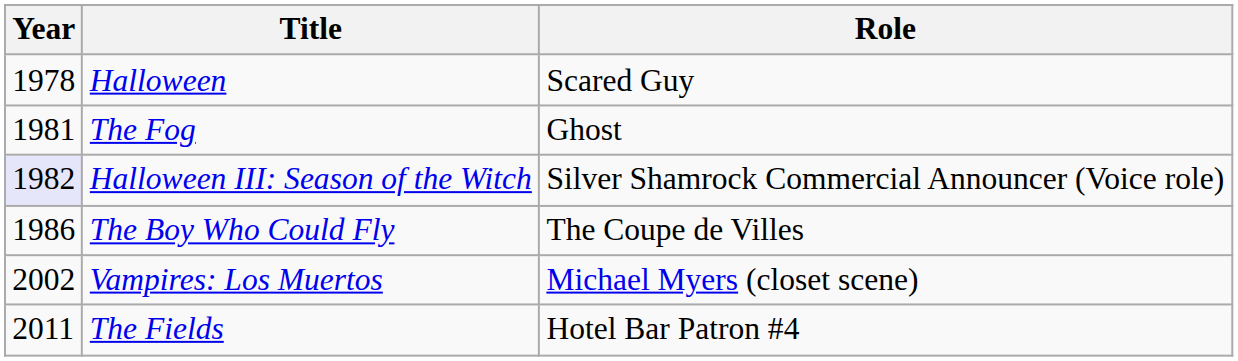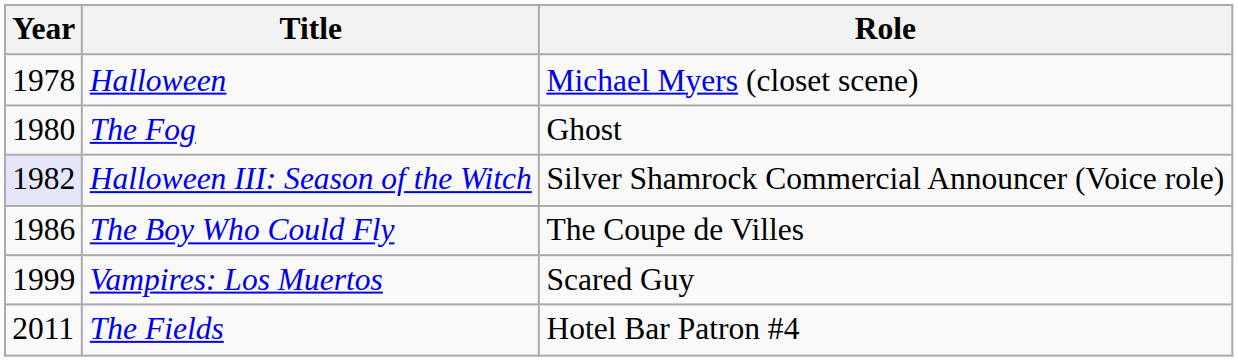(620, 79) Scared Guy -> (732, 79) Michael Myers (closet scene)
(44, 129) 1981 -> (44, 129) 1980
(44, 279) 2002 -> (44, 279) 1999
(732, 279) Michael Myers (closet scene) -> (620, 279) Scared Guy
